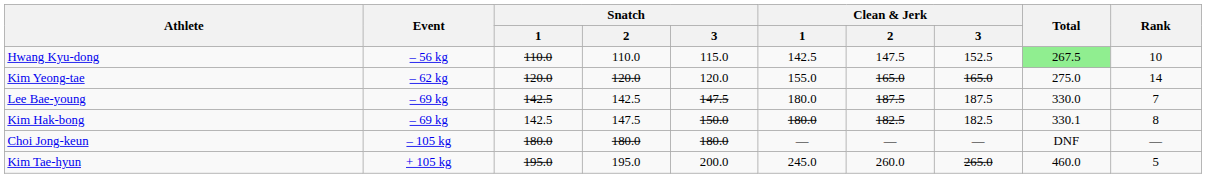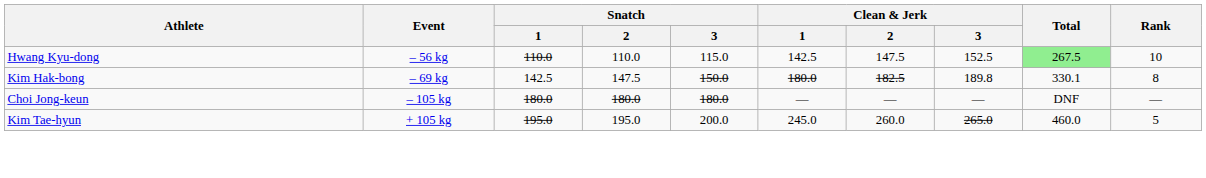- row: (46, 78)
- row: (47, 99)
(978, 120) 182.5 -> (978, 78) 189.8
